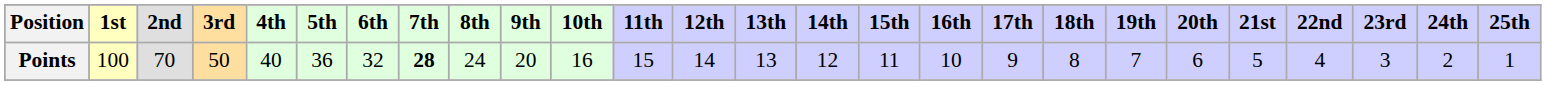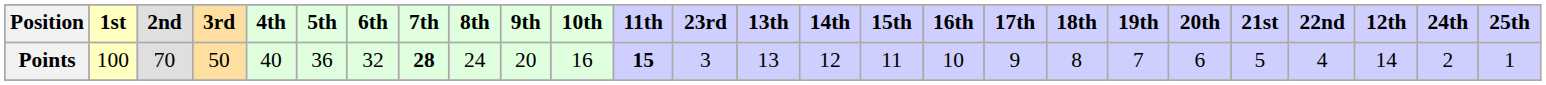columns swapped: (704, 23) <-> (1385, 23)
(643, 60) normal -> (643, 60) bold
